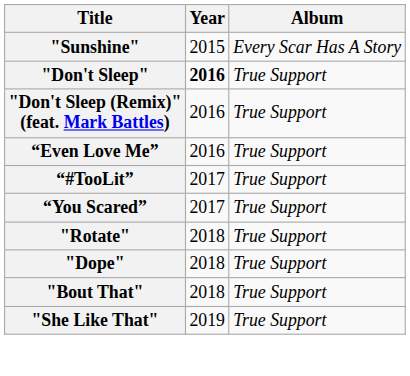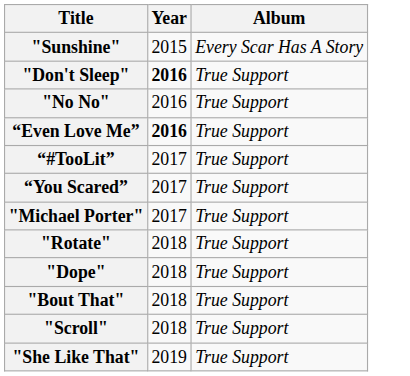+ row: (76, 103)
- row: (95, 113)
(207, 151) normal -> (169, 131) bold
+ row: (76, 215)
+ row: (76, 328)
